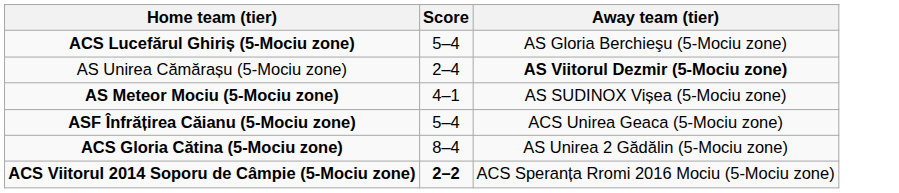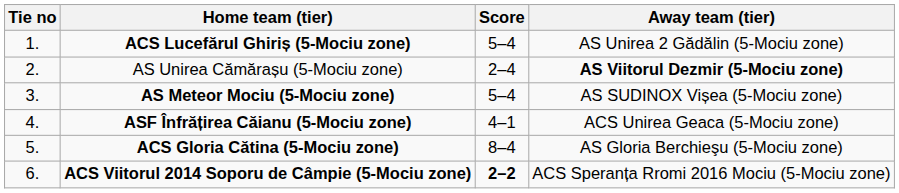+ column: (32, 17)
(656, 43) AS Gloria Berchieşu (5-Mociu zone) -> (711, 43) AS Unirea 2 Gădălin (5-Mociu zone)
(446, 95) 4–1 -> (502, 95) 5–4
(446, 122) 5–4 -> (502, 122) 4–1
(656, 148) AS Unirea 2 Gădălin (5-Mociu zone) -> (711, 148) AS Gloria Berchieşu (5-Mociu zone)
